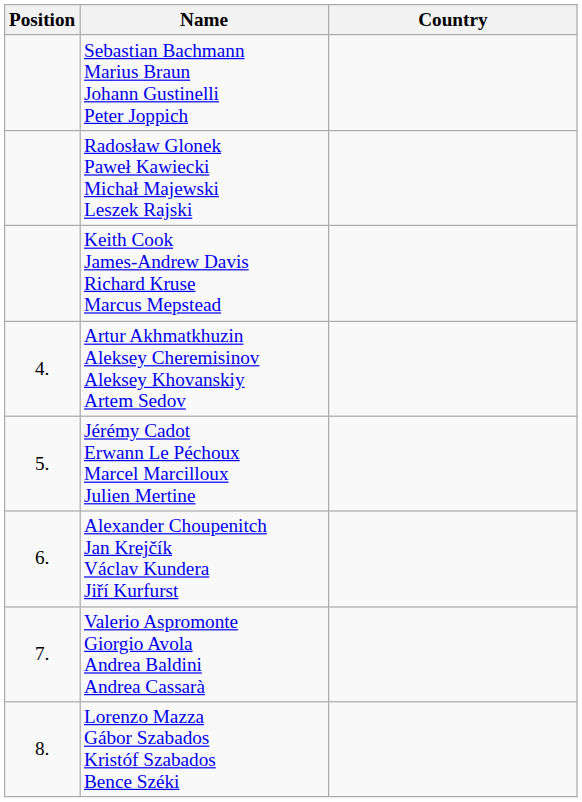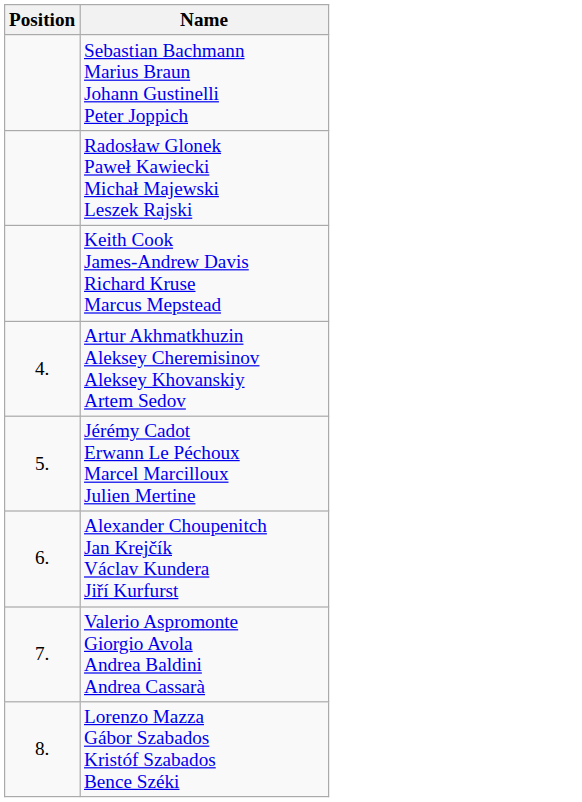- column: (453, 19)
